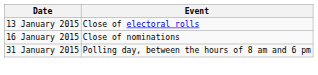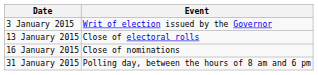+ row: (40, 24)
